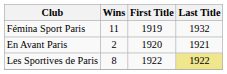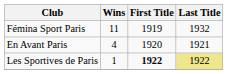(114, 45) 2 -> (114, 45) 4
(114, 61) 8 -> (114, 61) 1
(152, 61) normal -> (152, 61) bold
